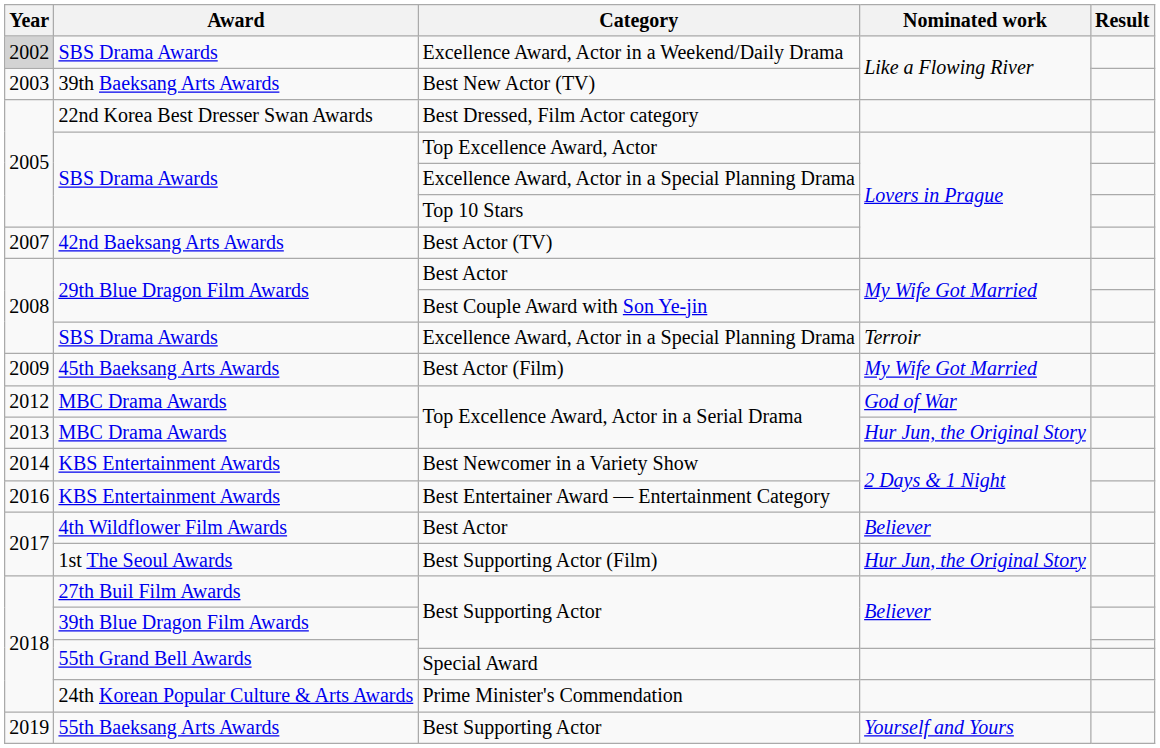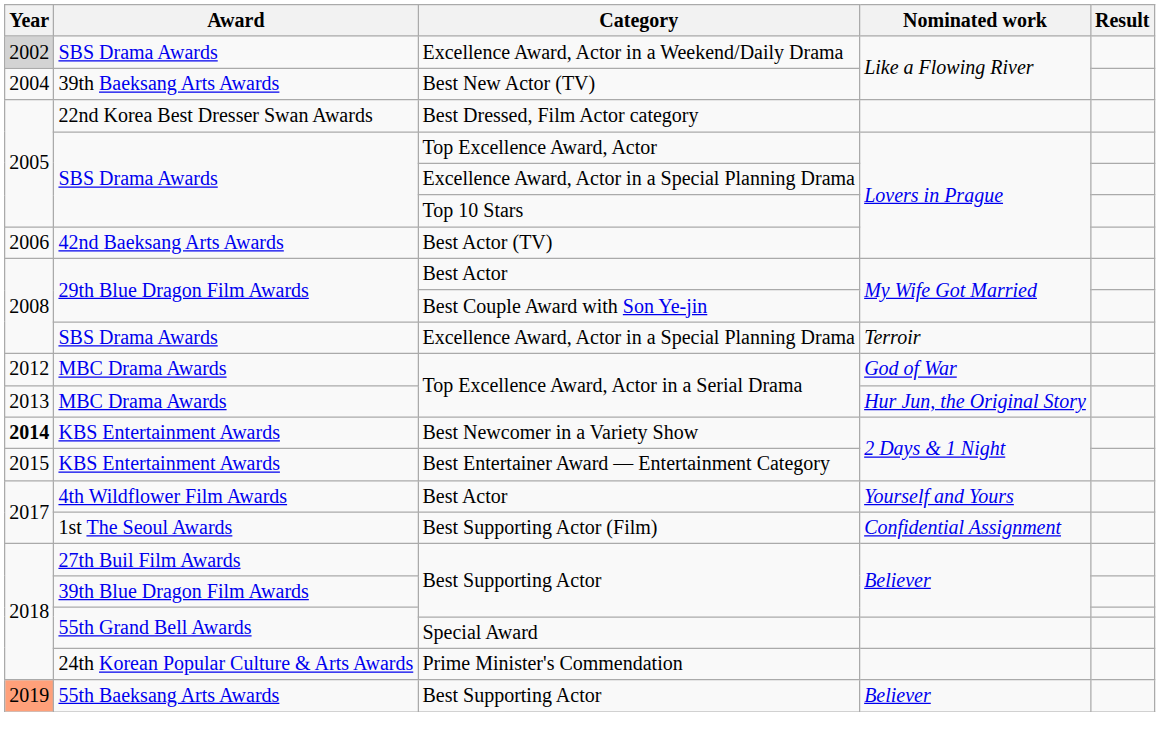(29, 83) 2003 -> (29, 83) 2004
(29, 242) 2007 -> (29, 242) 2006
- row: (169, 369)
(29, 464) normal -> (29, 432) bold
(29, 496) 2016 -> (29, 464) 2015
(897, 527) Believer -> (939, 496) Yourself and Yours
(975, 559) Hur Jun, the Original Story -> (963, 527) Confidential Assignment
(29, 727) no background -> (29, 695) lightsalmon background
(939, 727) Yourself and Yours -> (897, 695) Believer
